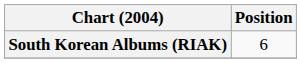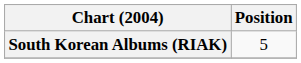(264, 44) 6 -> (264, 44) 5
